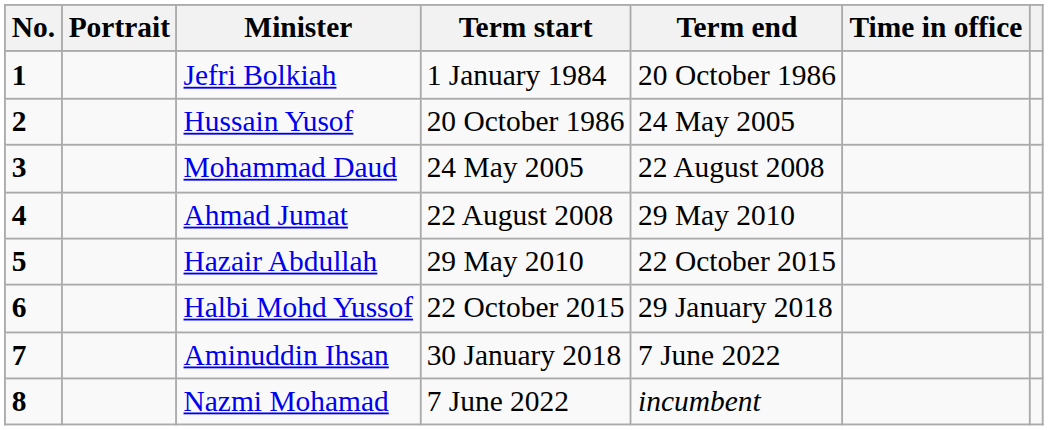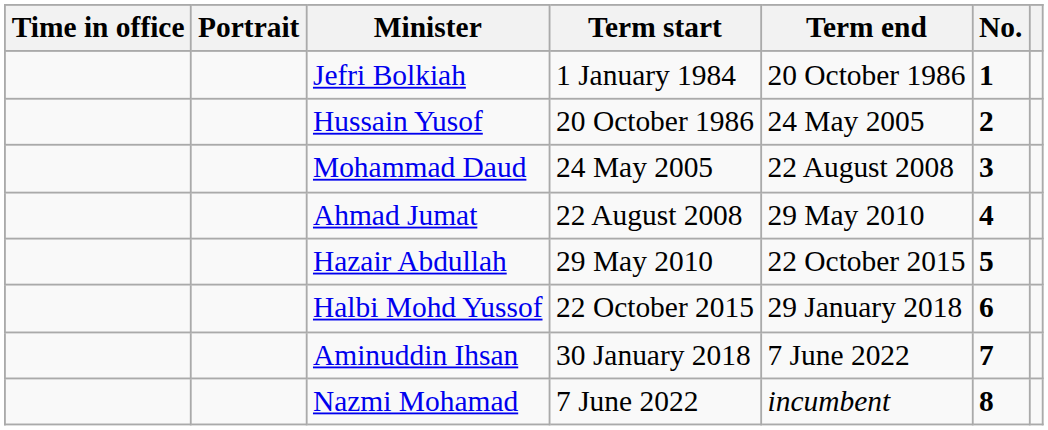columns swapped: (33, 27) <-> (936, 27)
